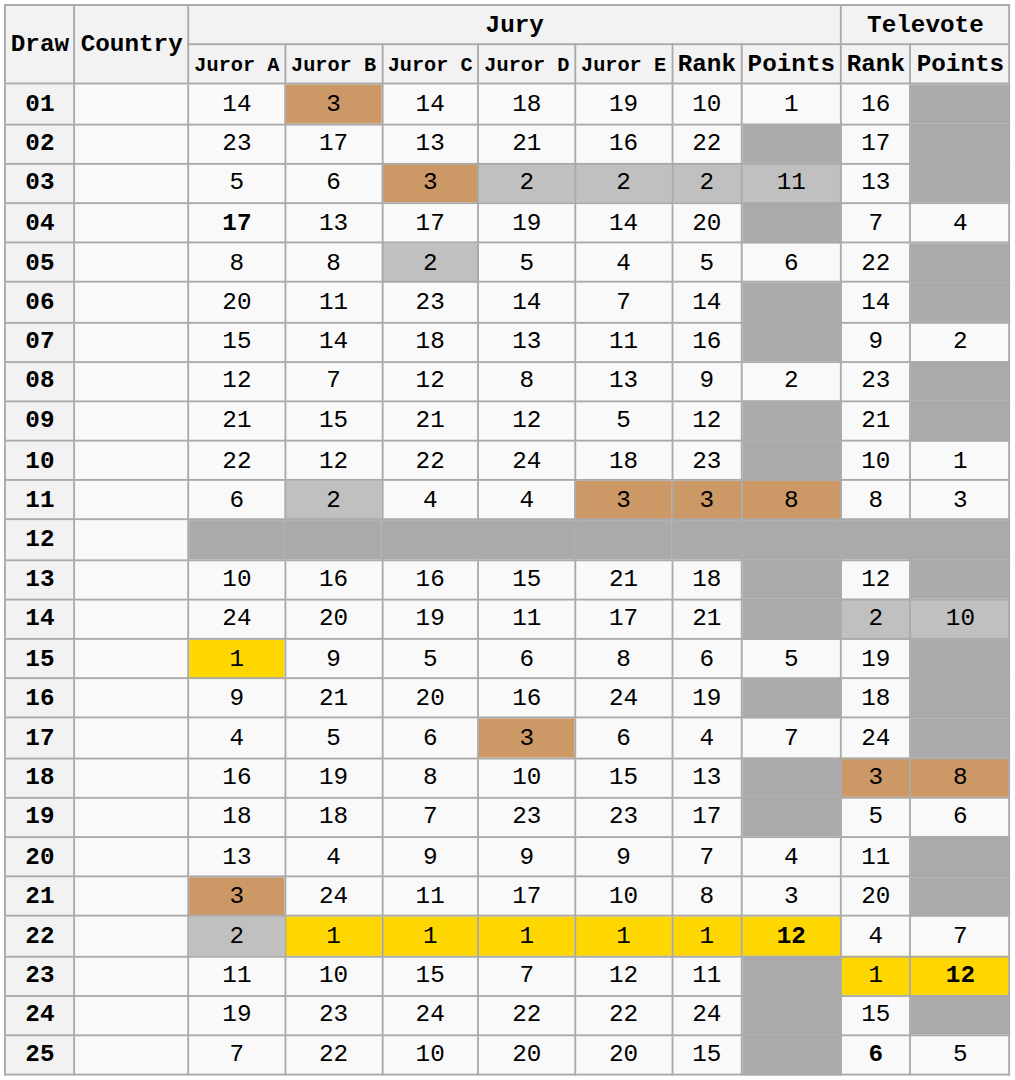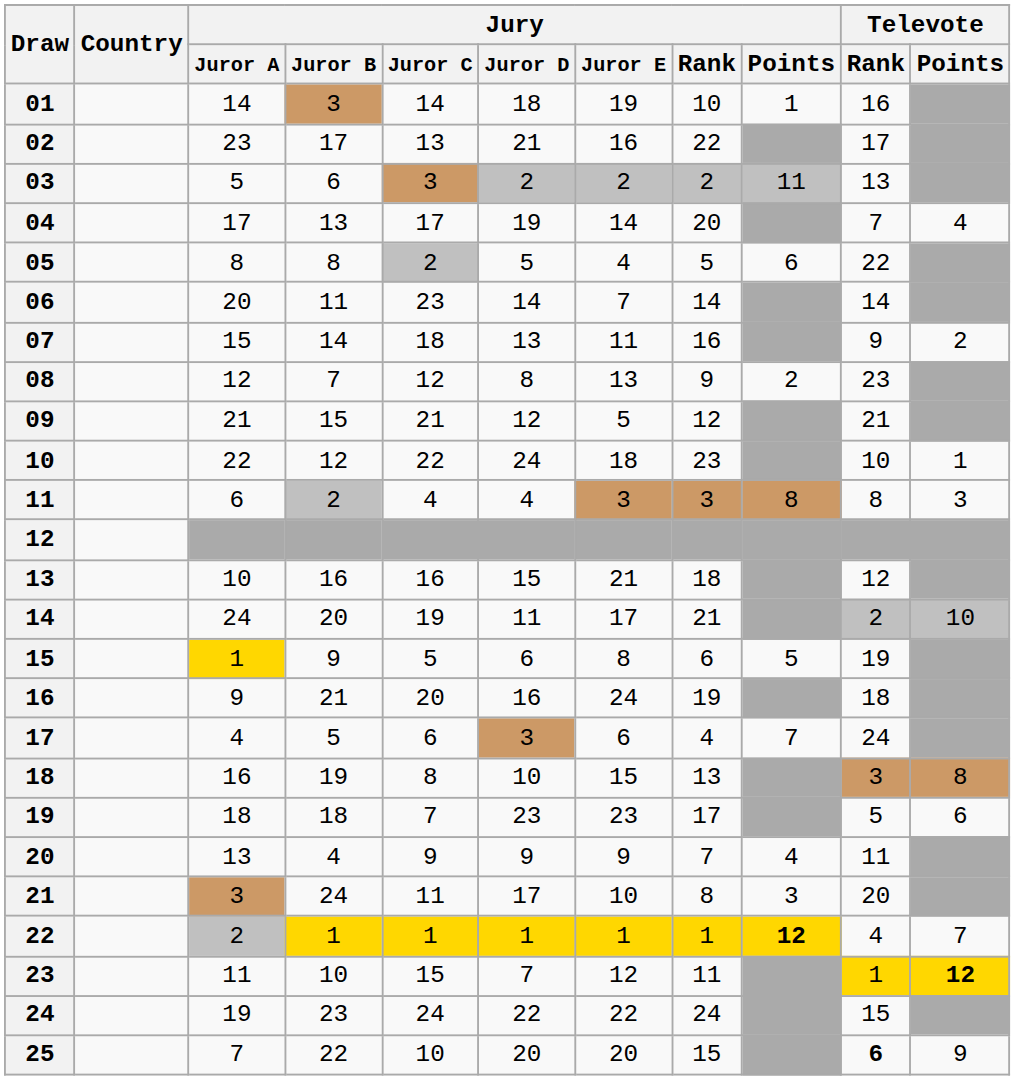(237, 223) bold -> (237, 223) normal
(960, 1055) 5 -> (960, 1055) 9
